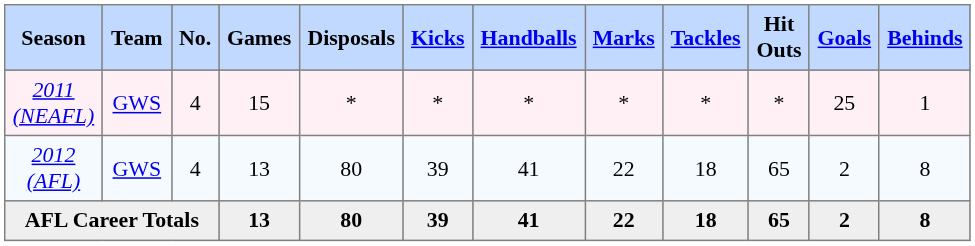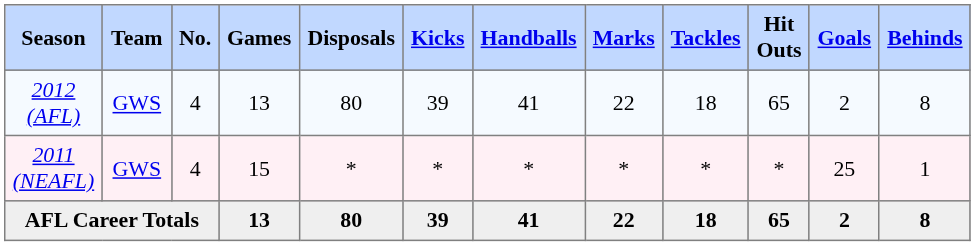rows swapped: (53, 102) <-> (54, 167)
